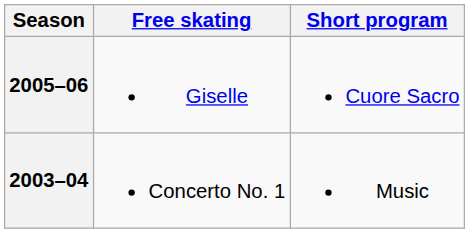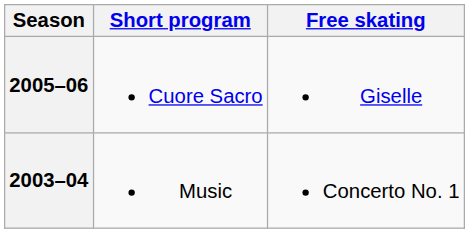columns swapped: (377, 20) <-> (192, 20)
